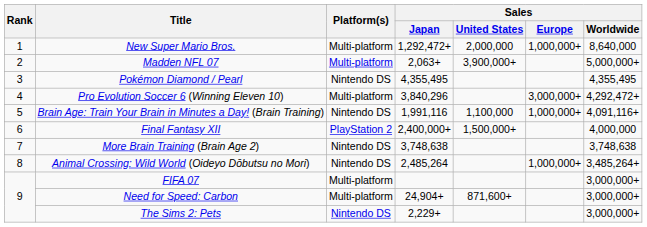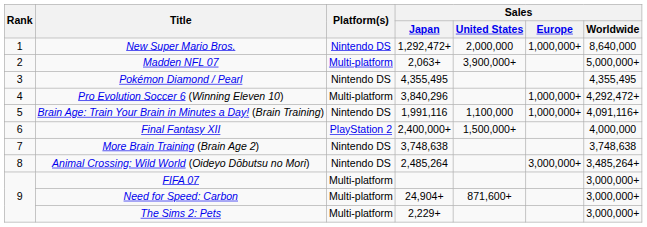(361, 46) Multi-platform -> (361, 46) Nintendo DS
(555, 96) 3,000,000+ -> (555, 96) 1,000,000+
(555, 163) 1,000,000+ -> (555, 163) 3,000,000+
(361, 213) Nintendo DS -> (361, 213) Multi-platform
